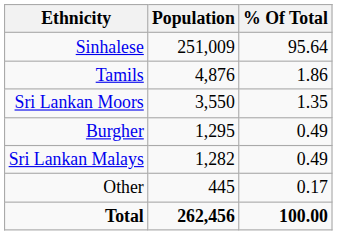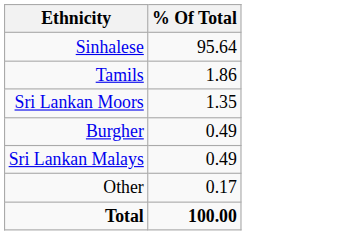- column: (193, 18)
